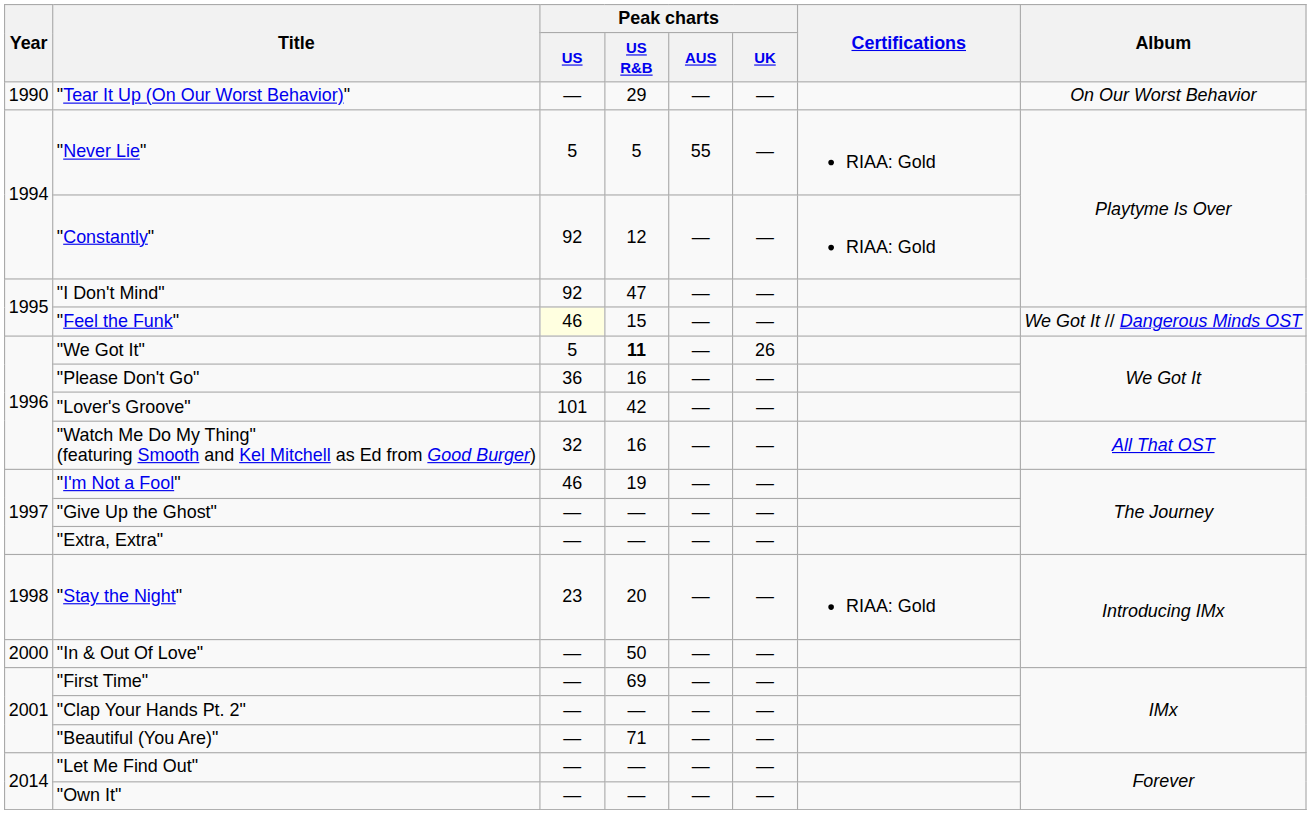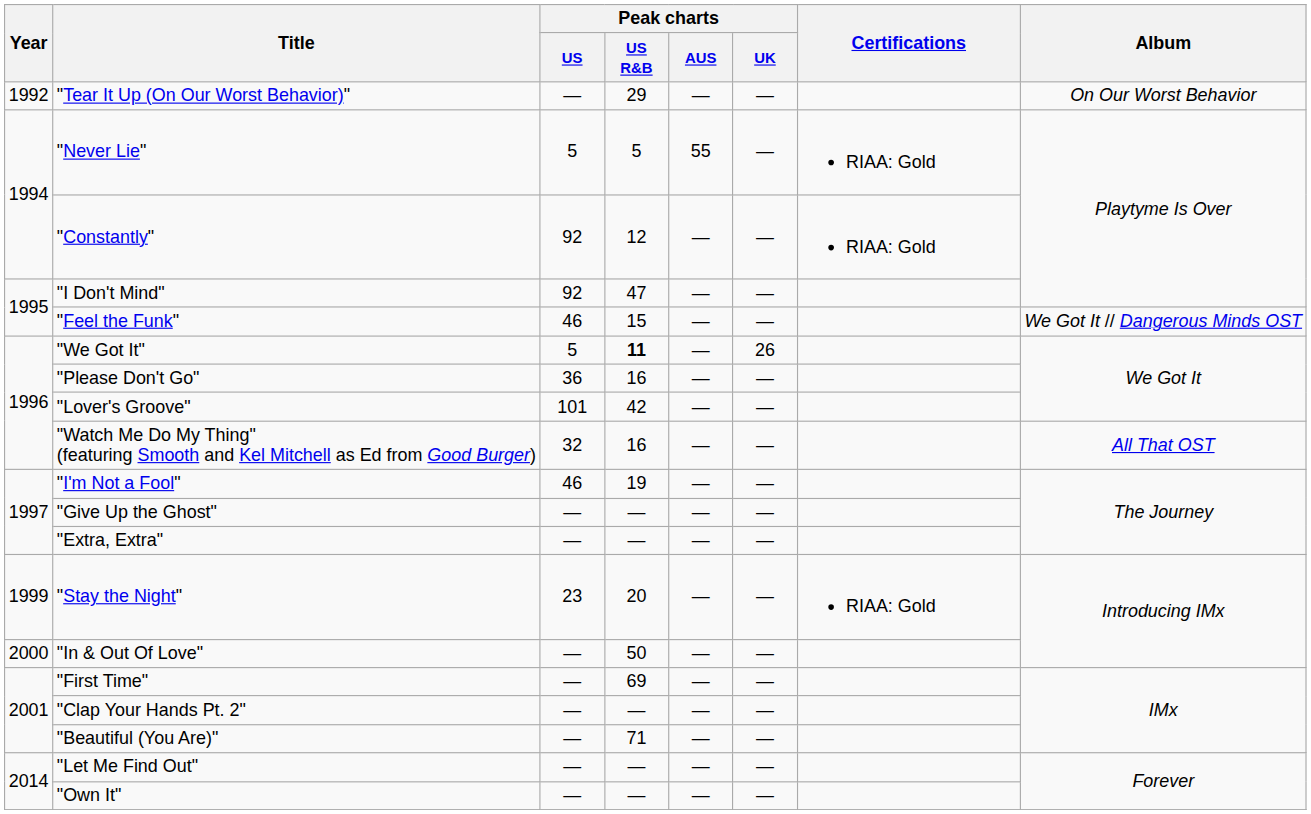(29, 95) 1990 -> (29, 95) 1992
(572, 321) lightyellow background -> (572, 321) no background
(29, 596) 1998 -> (29, 596) 1999
